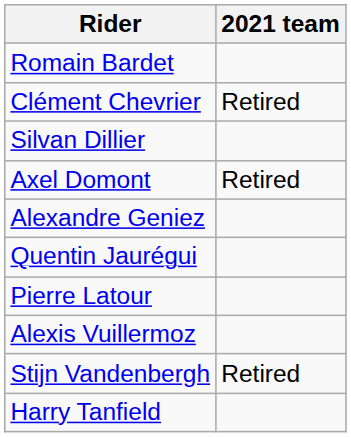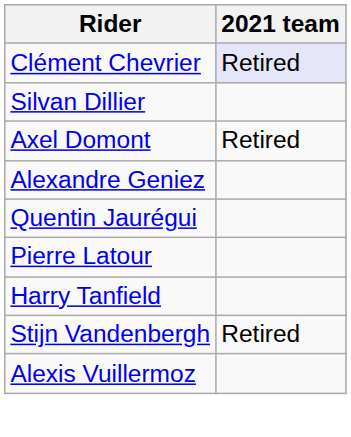- row: (92, 62)
(261, 101) no background -> (261, 62) lavender background
rows swapped: (86, 412) <-> (103, 334)
